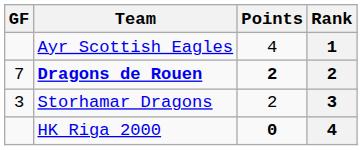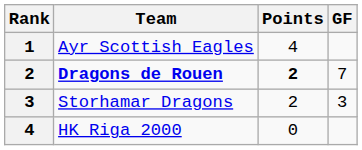columns swapped: (332, 19) <-> (19, 19)
(272, 131) bold -> (293, 131) normal
